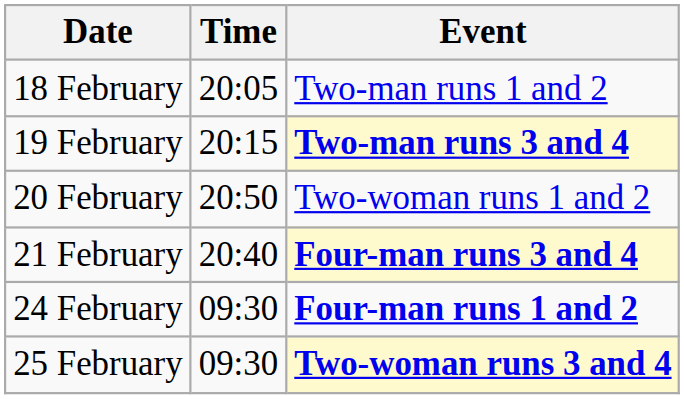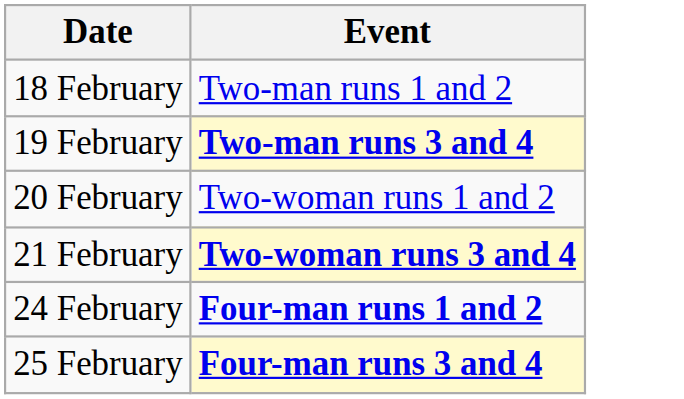- column: (238, 32)
(466, 253) Four-man runs 3 and 4 -> (387, 253) Two-woman runs 3 and 4
(483, 364) Two-woman runs 3 and 4 -> (371, 364) Four-man runs 3 and 4
